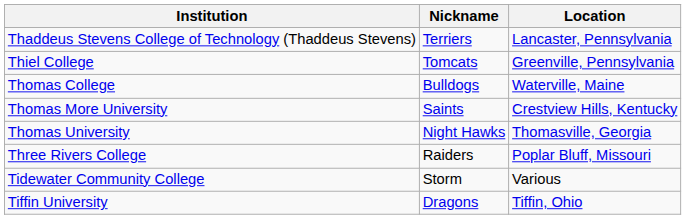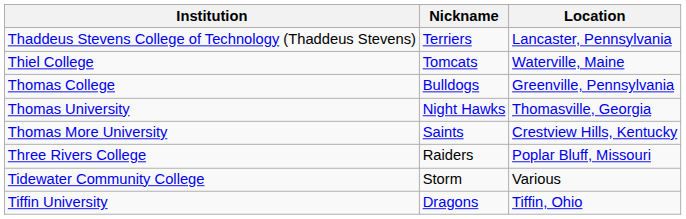(593, 62) Greenville, Pennsylvania -> (568, 62) Waterville, Maine
(568, 86) Waterville, Maine -> (593, 86) Greenville, Pennsylvania
rows swapped: (69, 132) <-> (88, 109)
